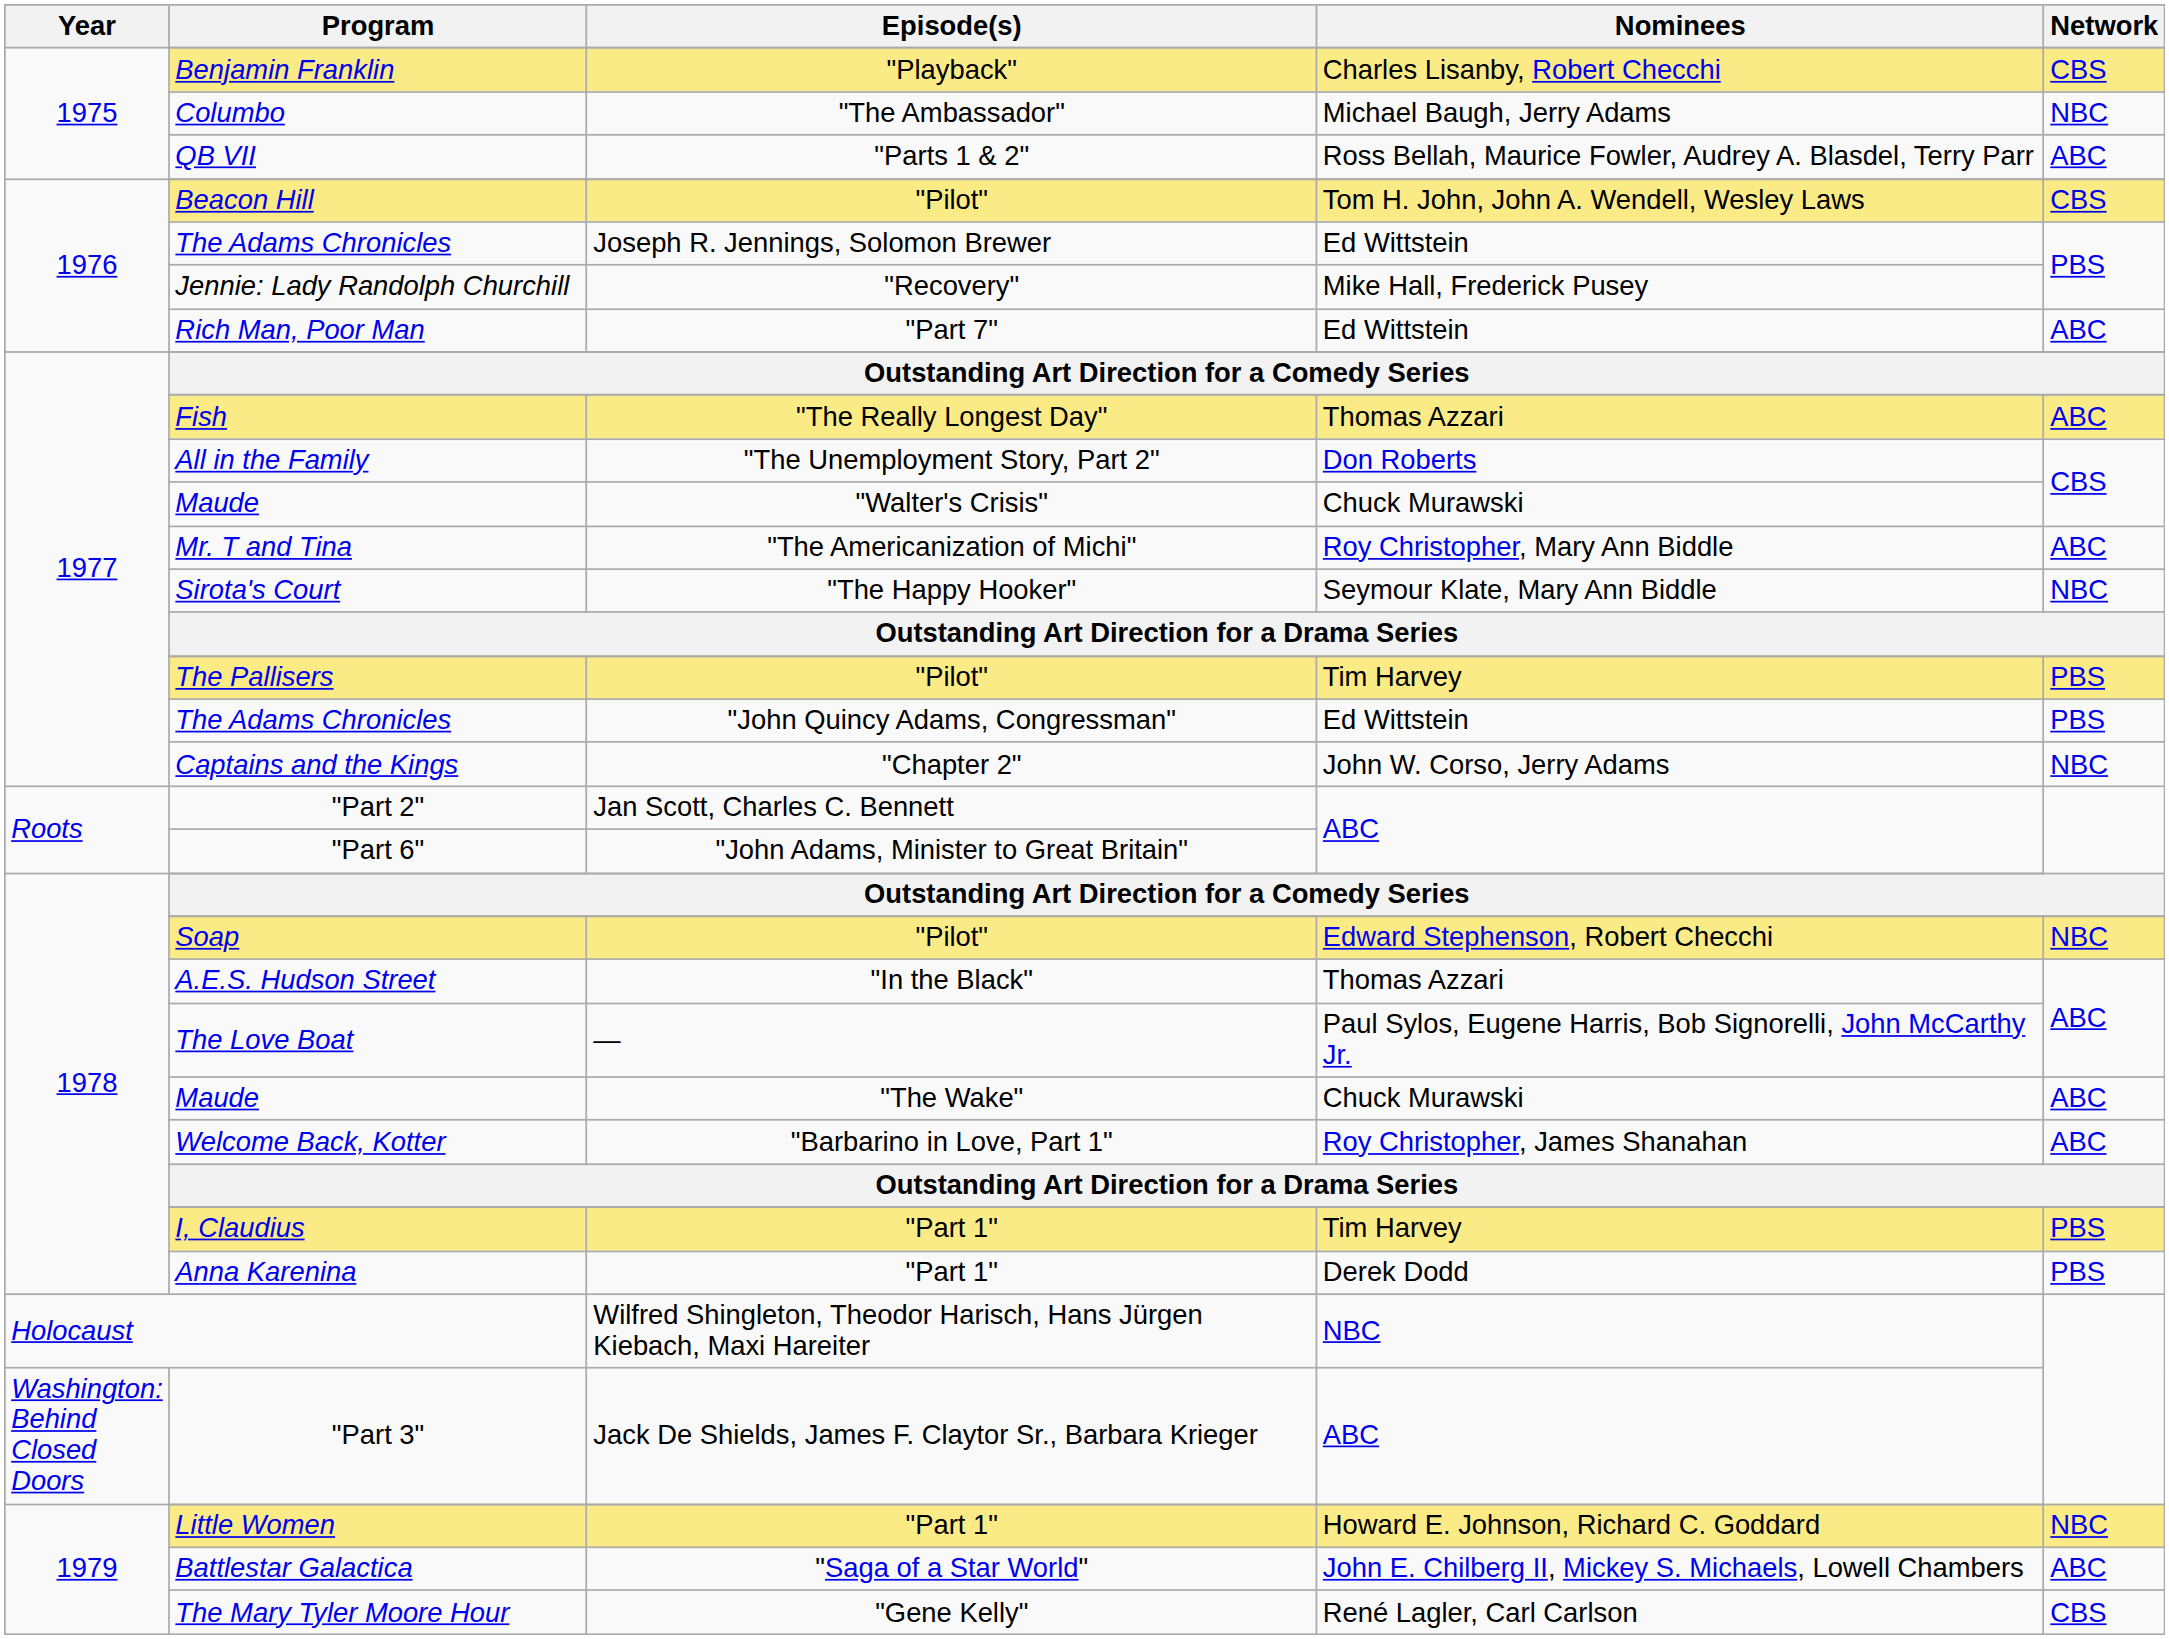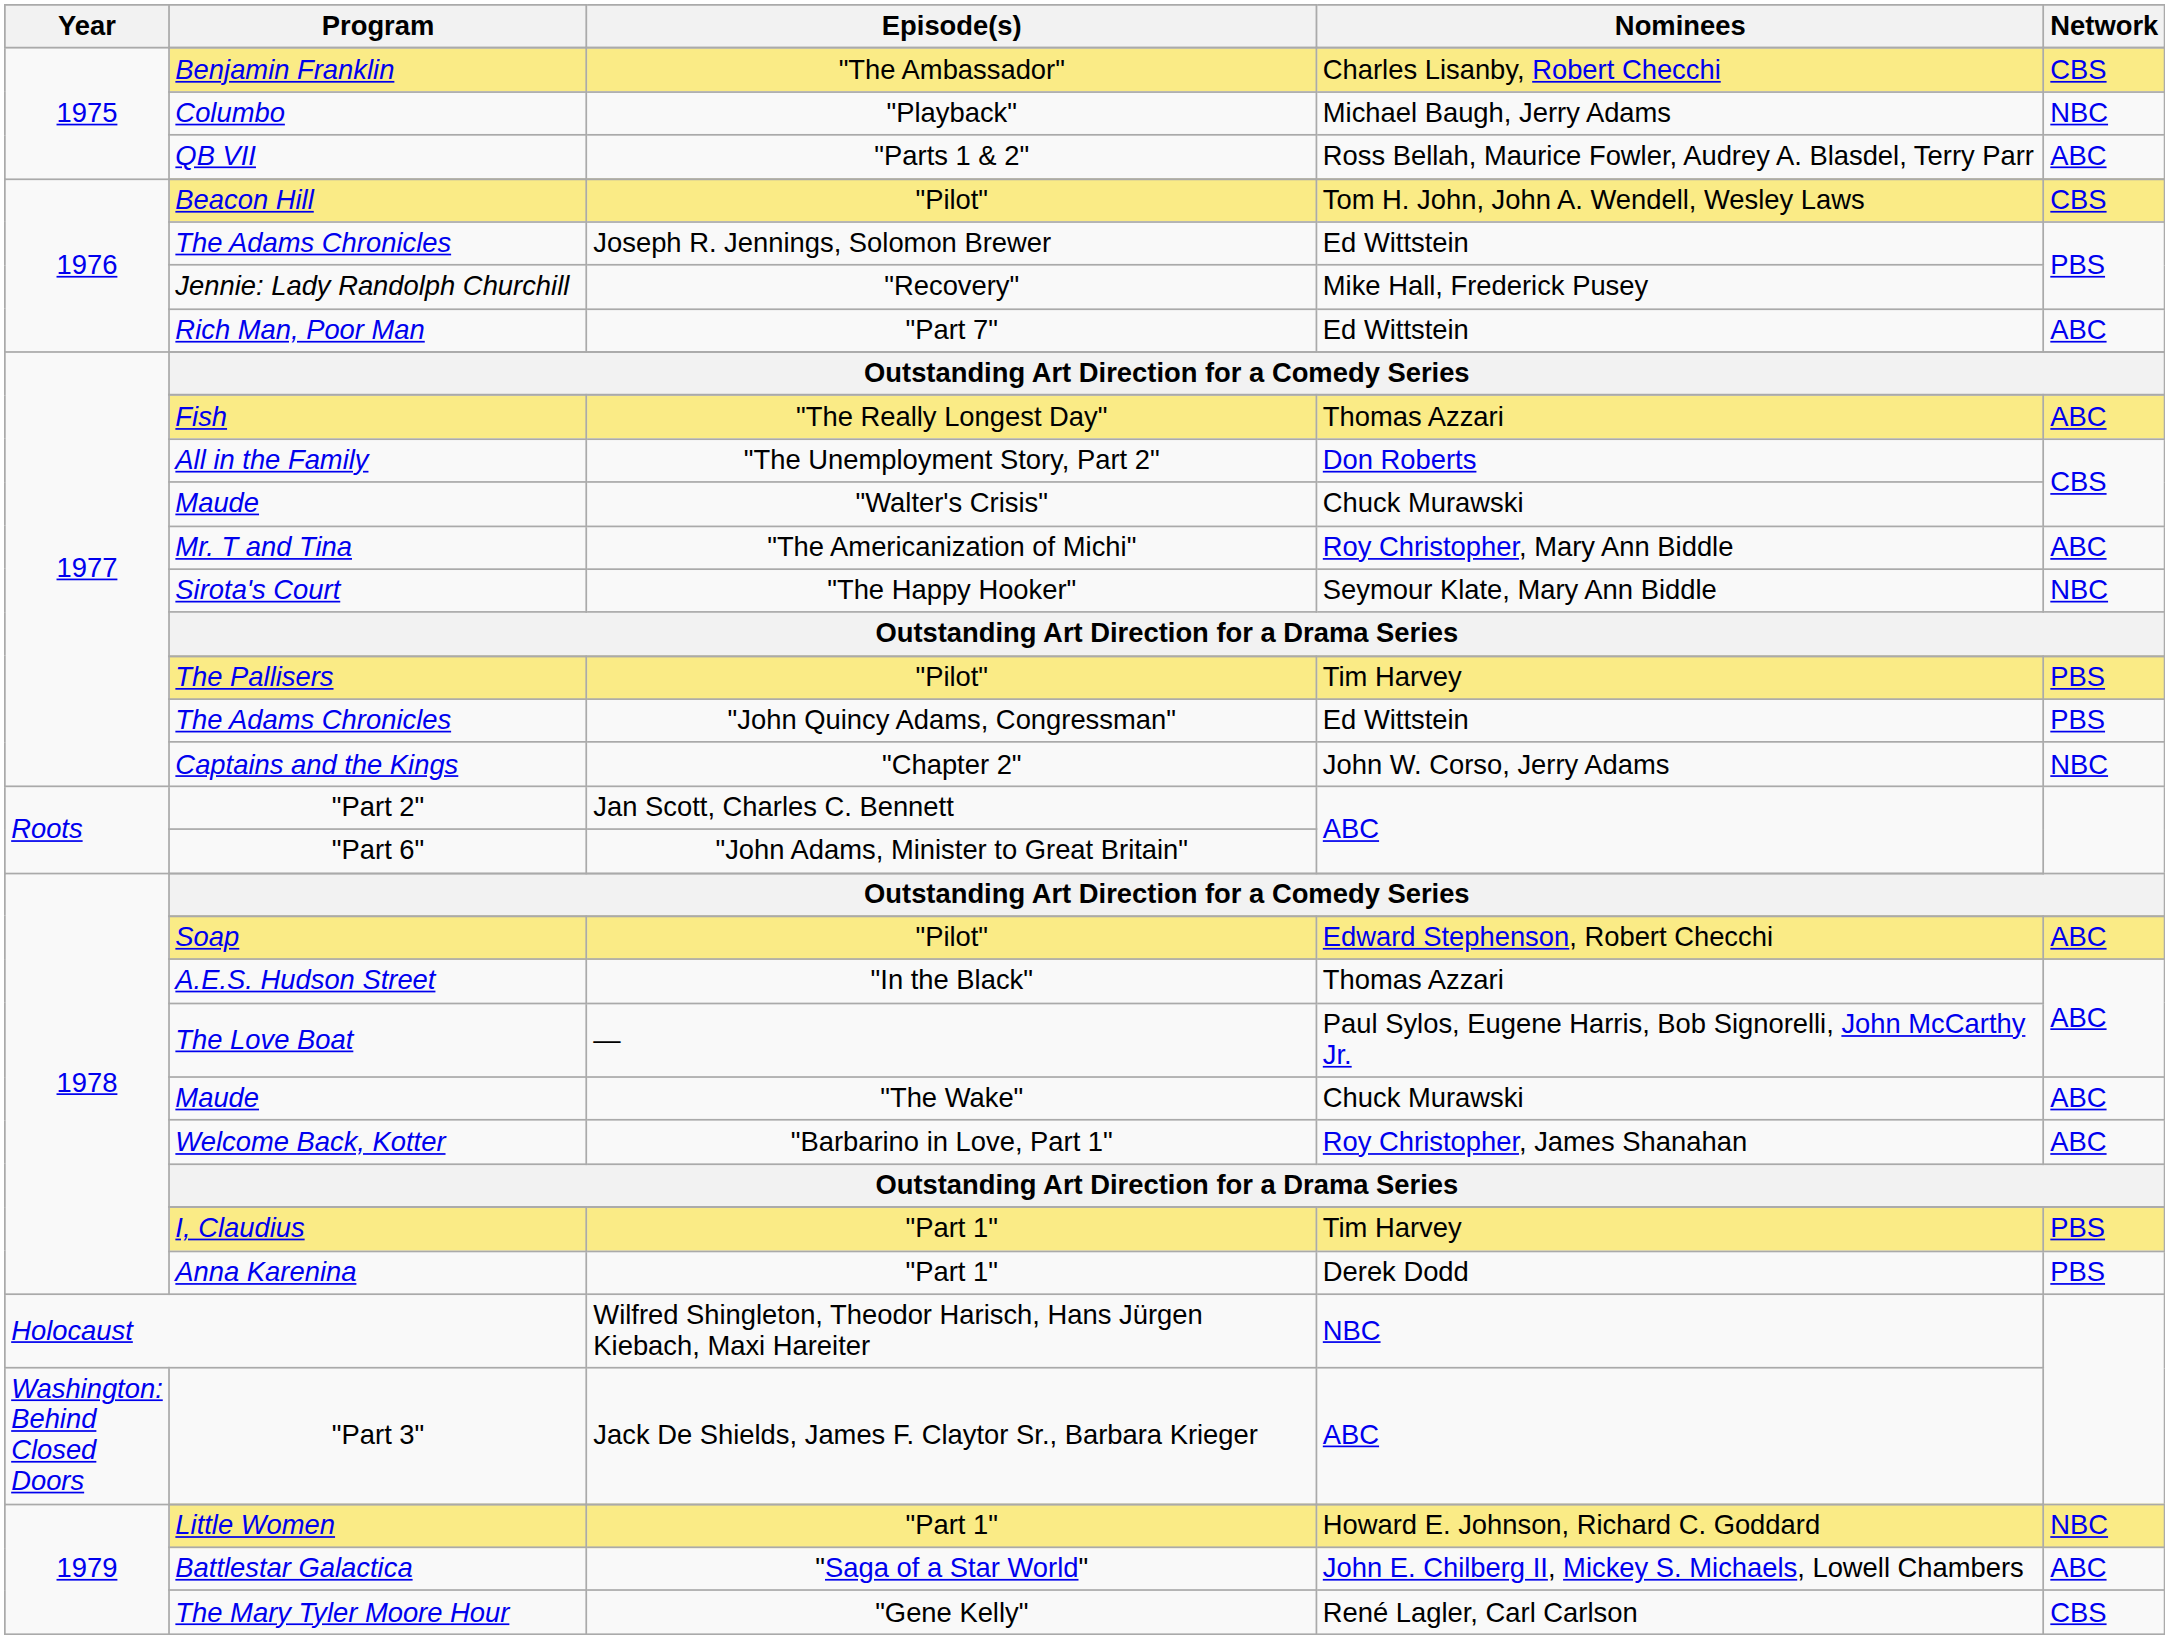(952, 69) "Playback" -> (952, 69) "The Ambassador"
(952, 112) "The Ambassador" -> (952, 112) "Playback"
(2079, 937) NBC -> (2078, 937) ABC
